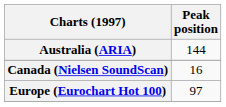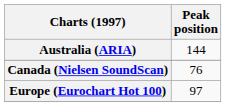(196, 70) 16 -> (196, 70) 76
